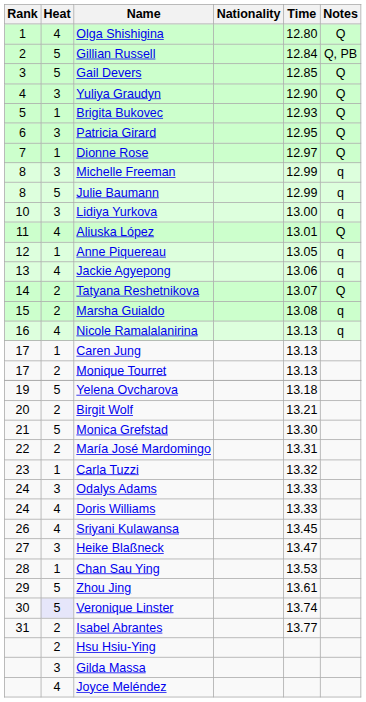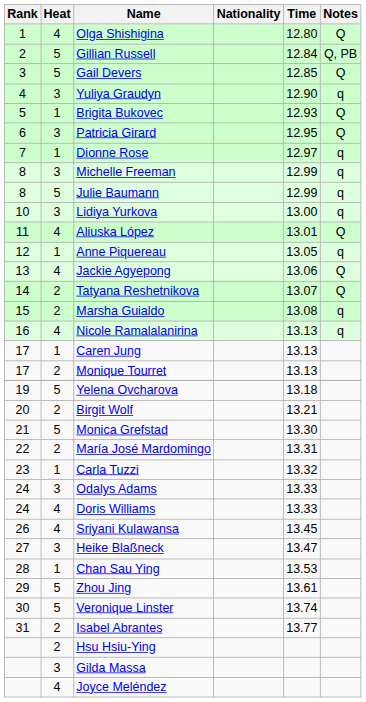(341, 93) Q -> (341, 93) q
(341, 152) Q -> (341, 152) q
(341, 271) q -> (341, 271) Q
(57, 608) lavender background -> (57, 608) no background
